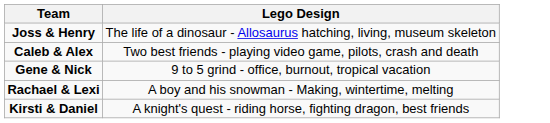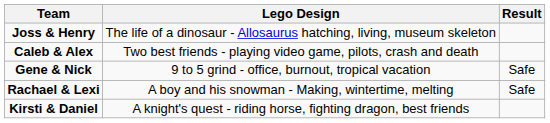+ column: (522, 13)
